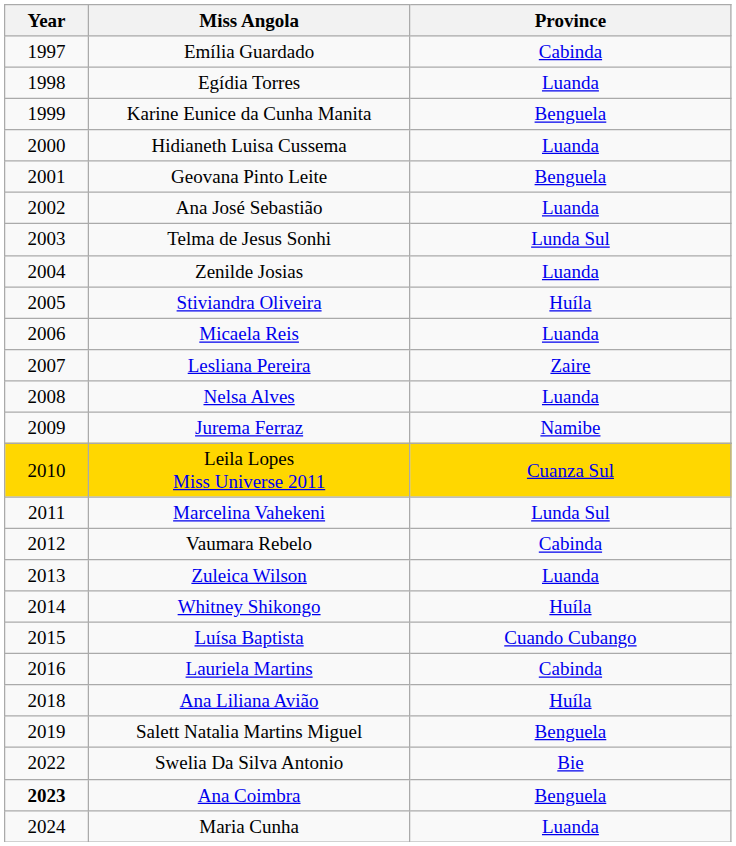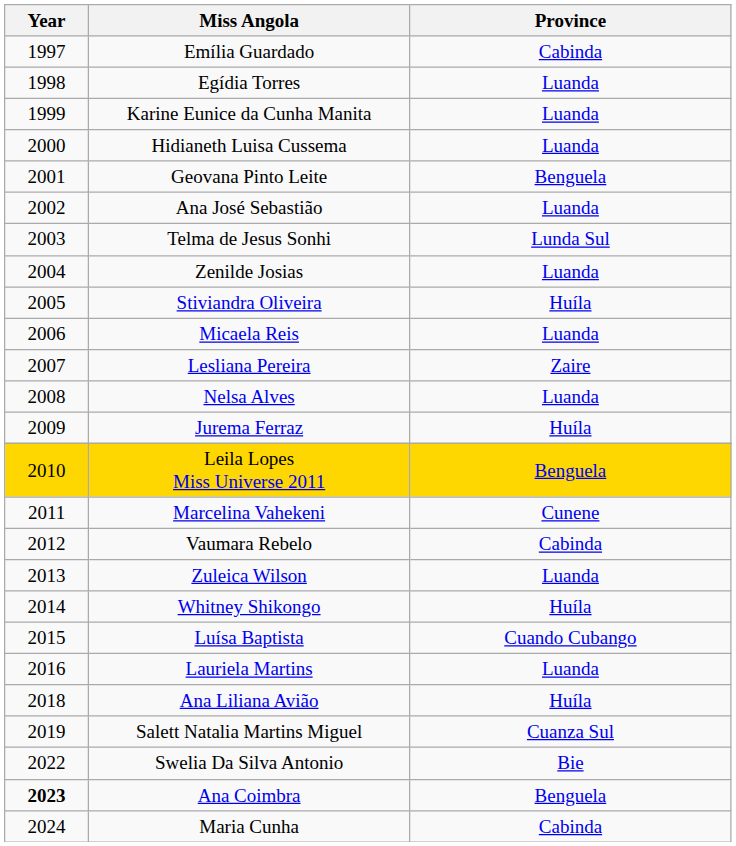(570, 114) Benguela -> (570, 114) Luanda
(570, 427) Namibe -> (570, 427) Huíla
(570, 470) Cuanza Sul -> (570, 470) Benguela
(570, 512) Lunda Sul -> (570, 512) Cunene
(570, 669) Cabinda -> (570, 669) Luanda
(570, 732) Benguela -> (570, 732) Cuanza Sul
(570, 826) Luanda -> (570, 826) Cabinda
